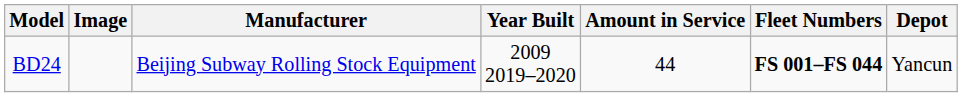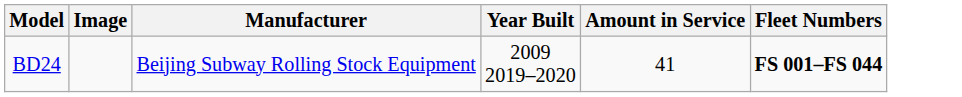- column: (922, 20)
(665, 63) 44 -> (665, 63) 41
